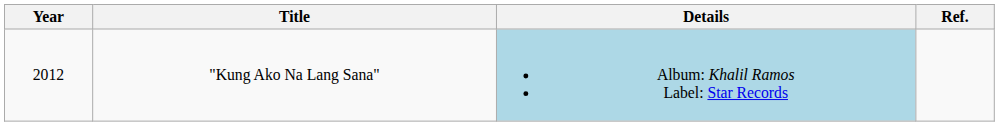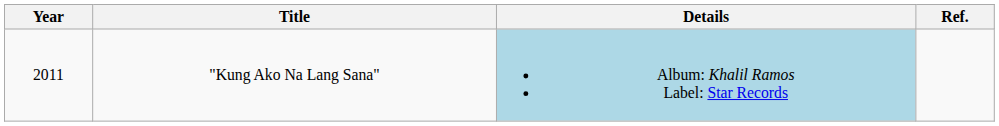(48, 75) 2012 -> (48, 75) 2011
